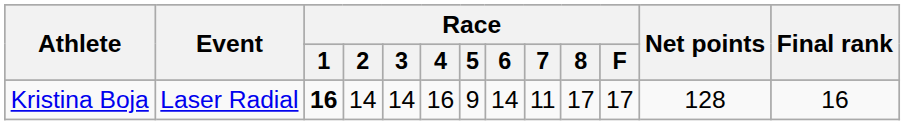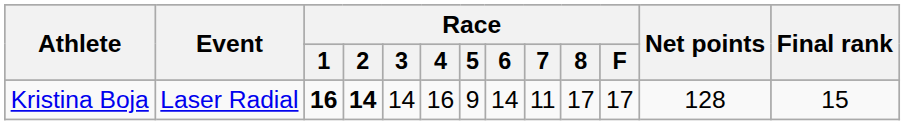(363, 100) normal -> (363, 100) bold
(835, 100) 16 -> (835, 100) 15
